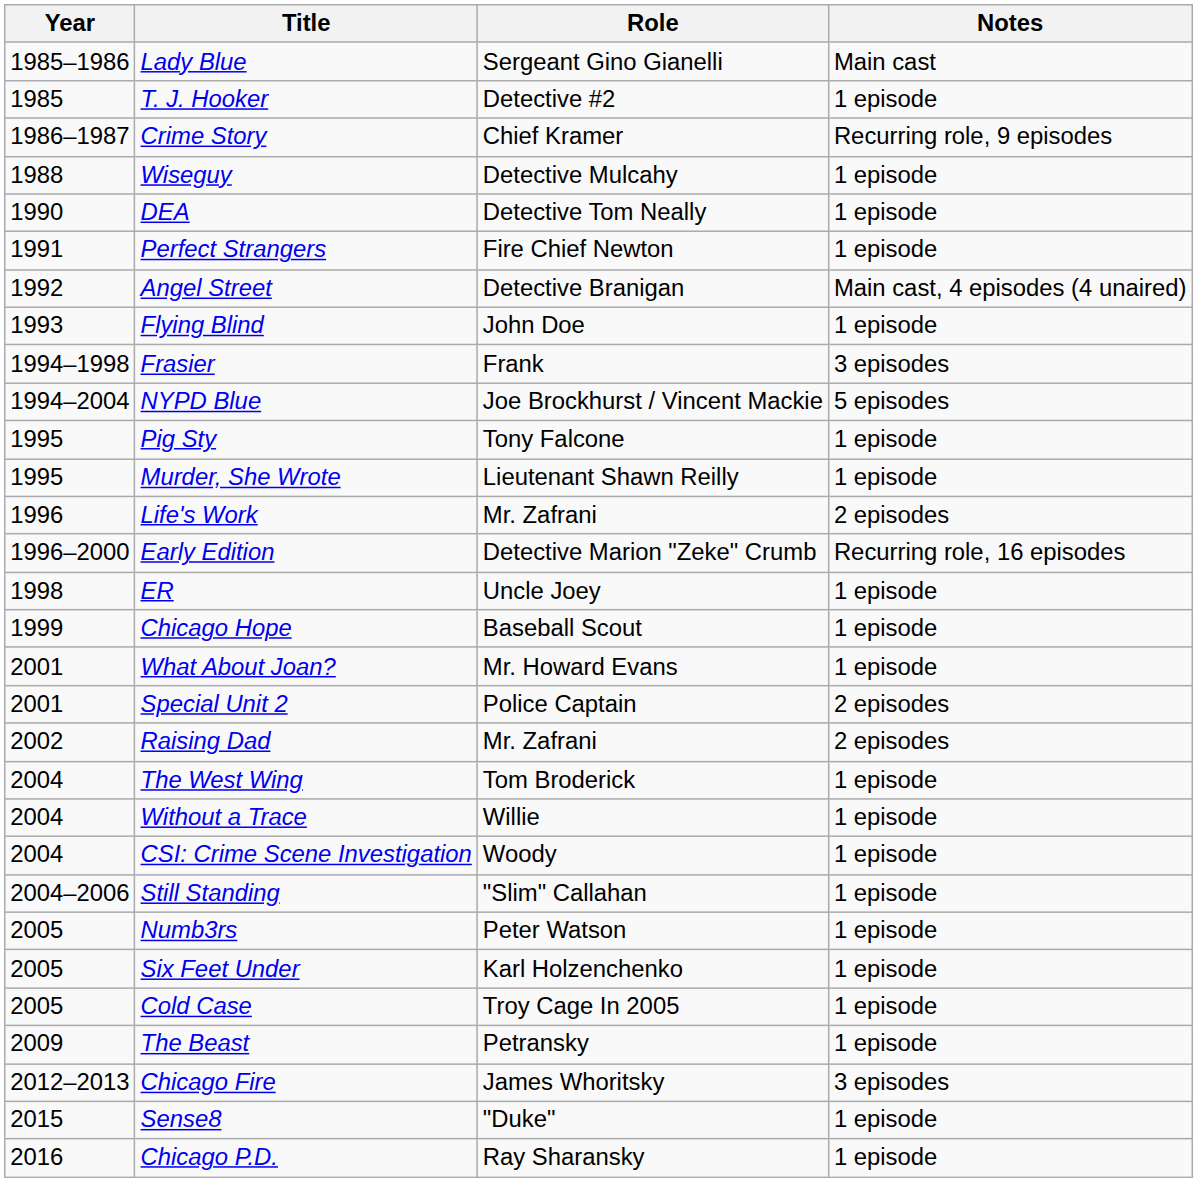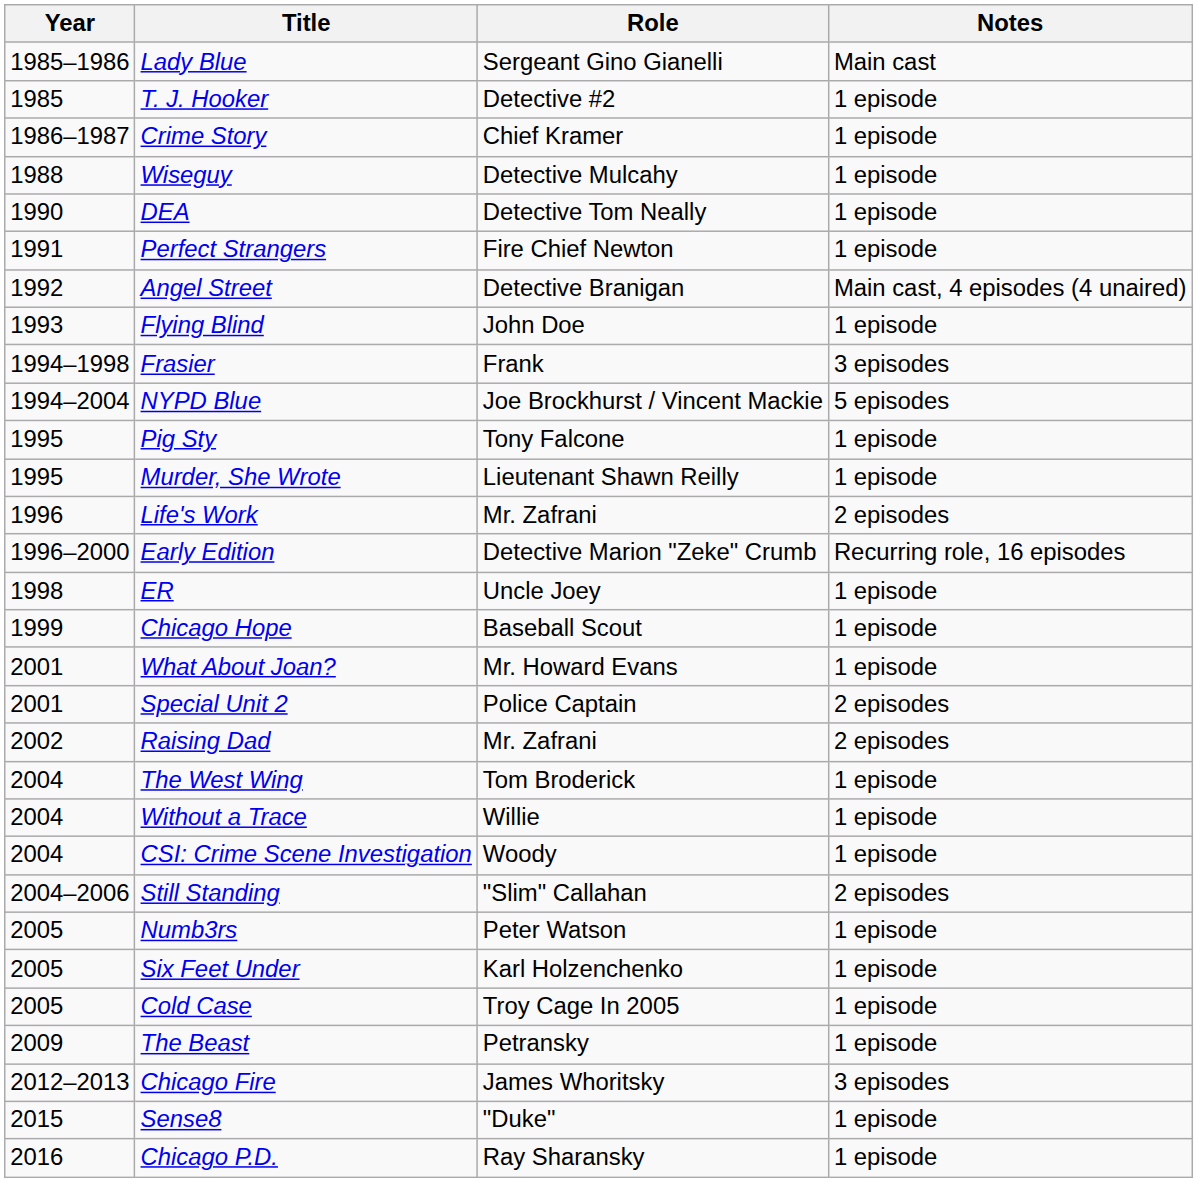(973, 136) Recurring role, 9 episodes -> (886, 136) 1 episode
(886, 893) 1 episode -> (892, 893) 2 episodes
